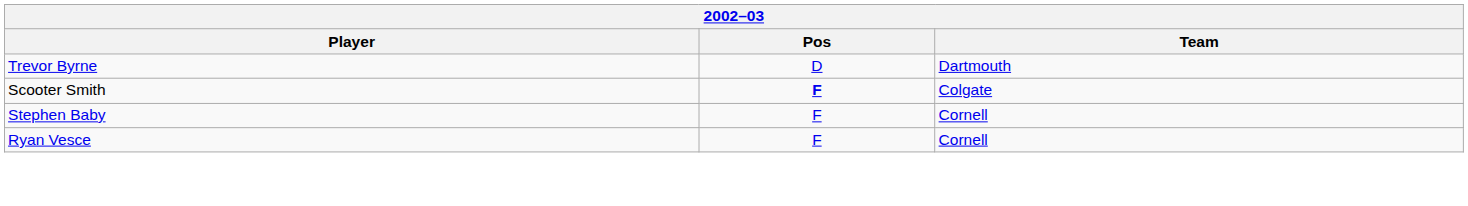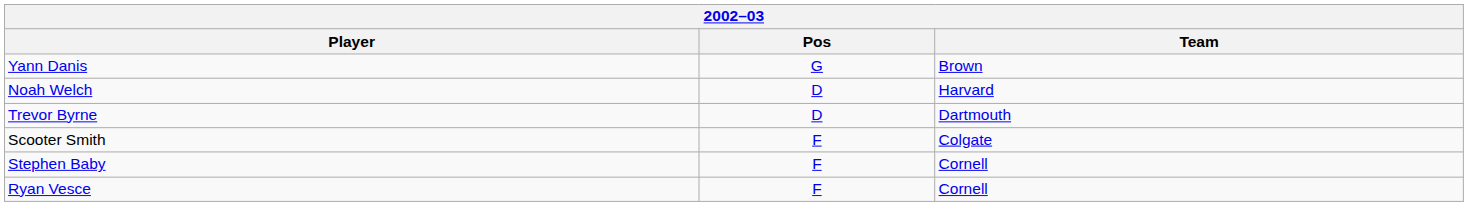+ row: (48, 66)
+ row: (50, 90)
(817, 90) bold -> (817, 139) normal
